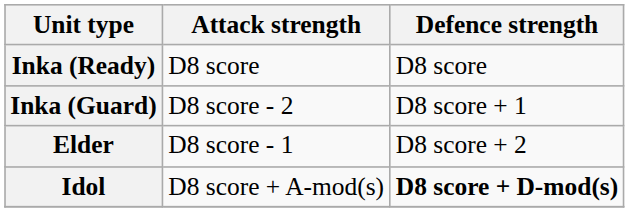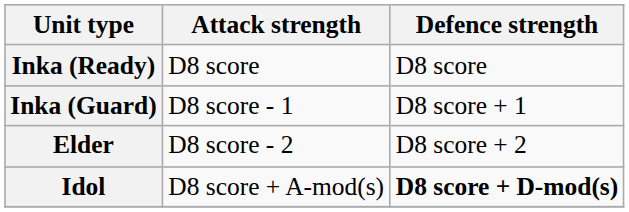(231, 105) D8 score - 2 -> (231, 105) D8 score - 1
(231, 145) D8 score - 1 -> (231, 145) D8 score - 2
